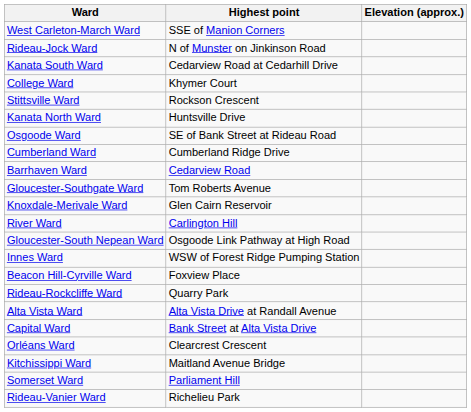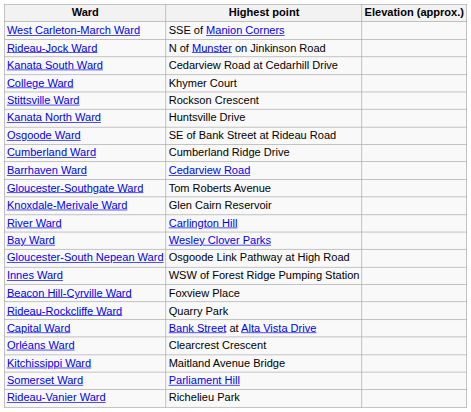+ row: (31, 240)
- row: (45, 310)
